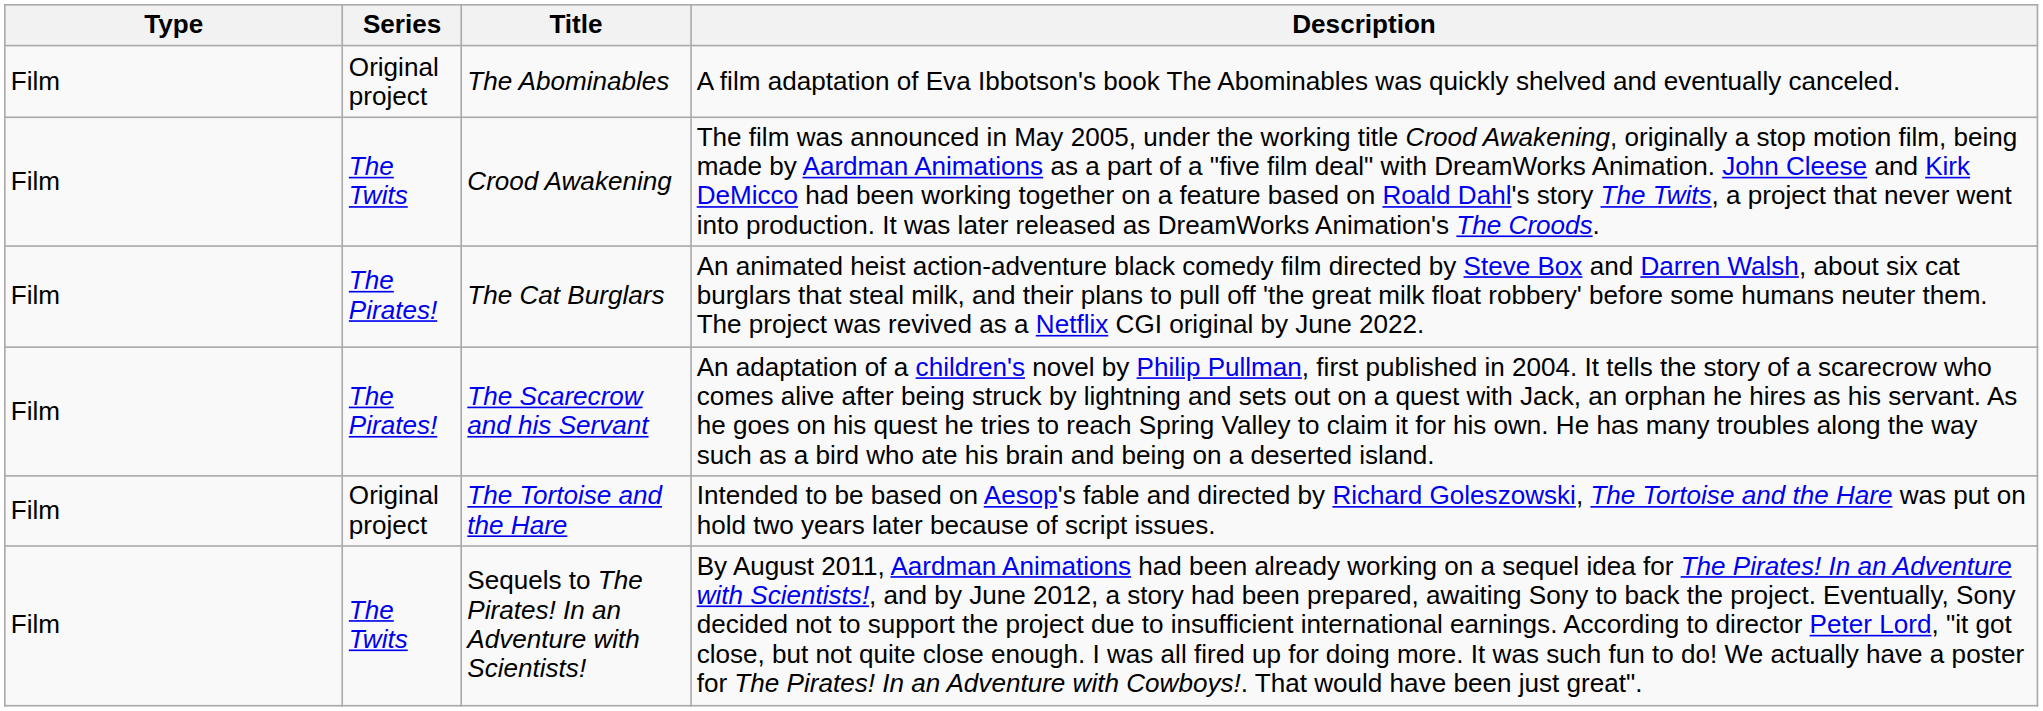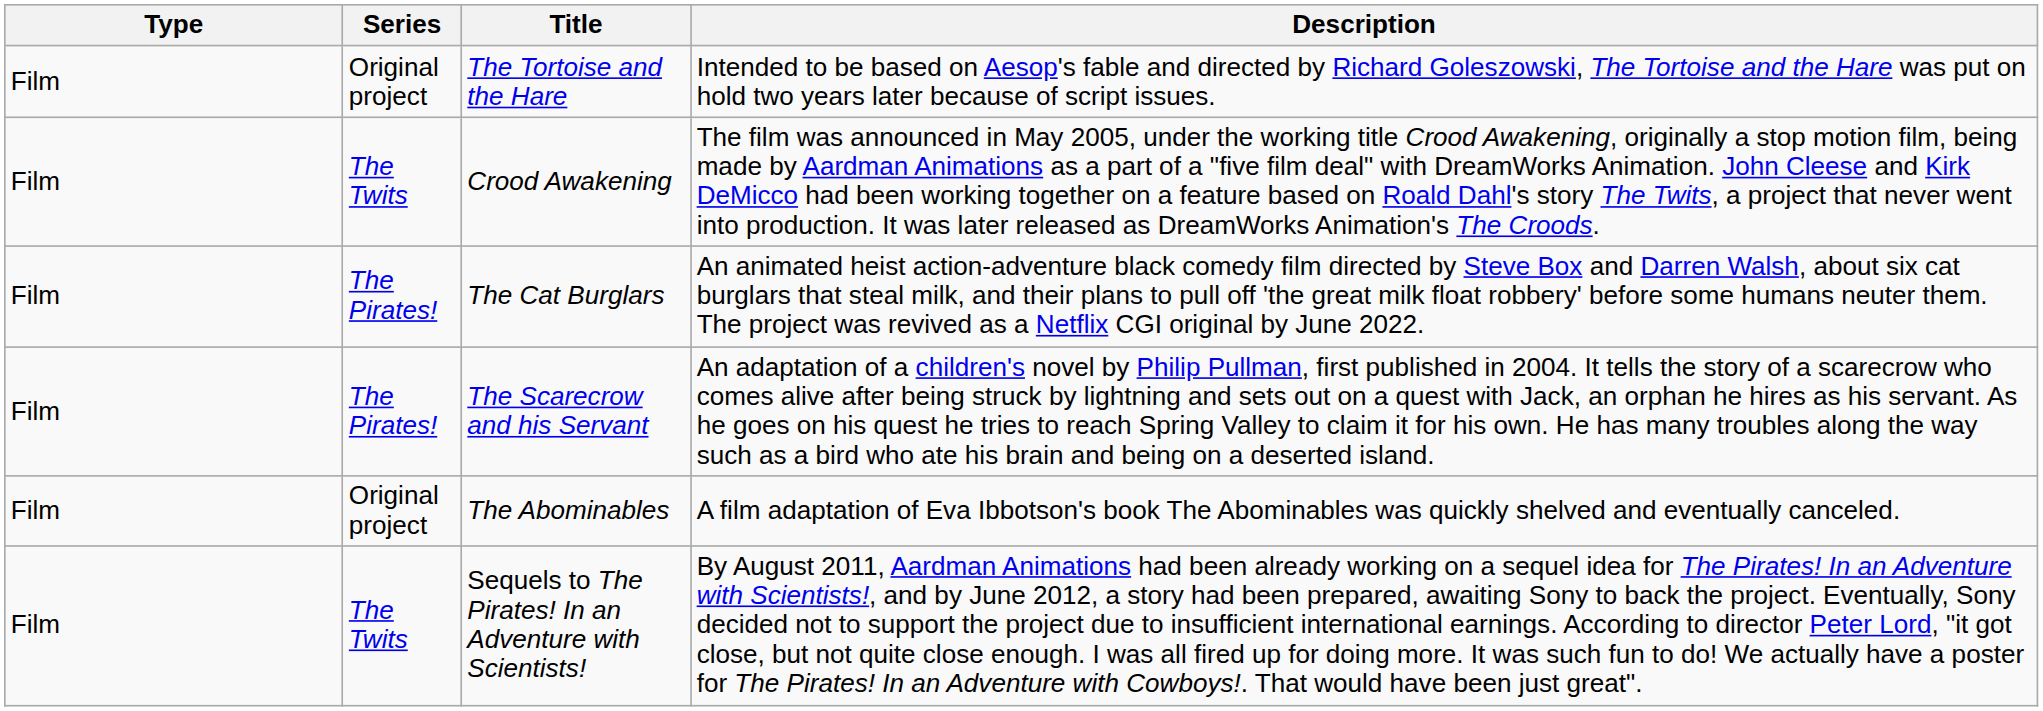rows swapped: (565, 510) <-> (568, 81)
